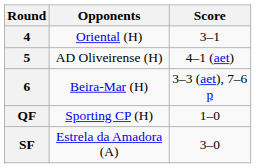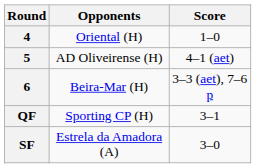(210, 36) 3–1 -> (210, 36) 1–0
(210, 115) 1–0 -> (210, 115) 3–1
